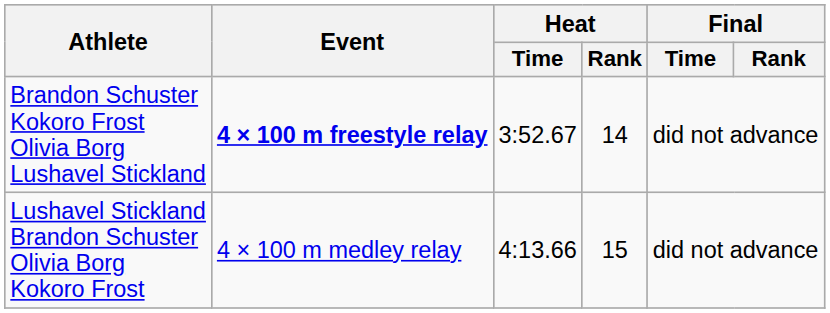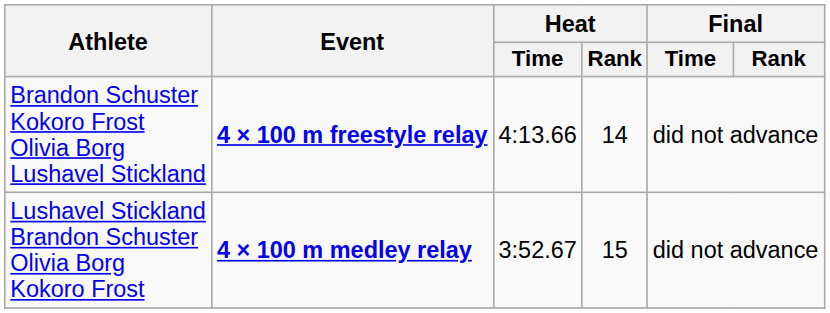(538, 135) 3:52.67 -> (538, 135) 4:13.66
(339, 250) normal -> (344, 250) bold
(538, 250) 4:13.66 -> (538, 250) 3:52.67
